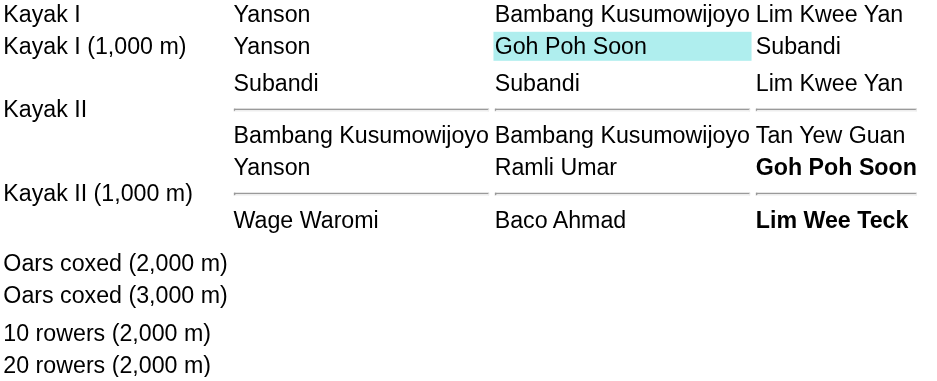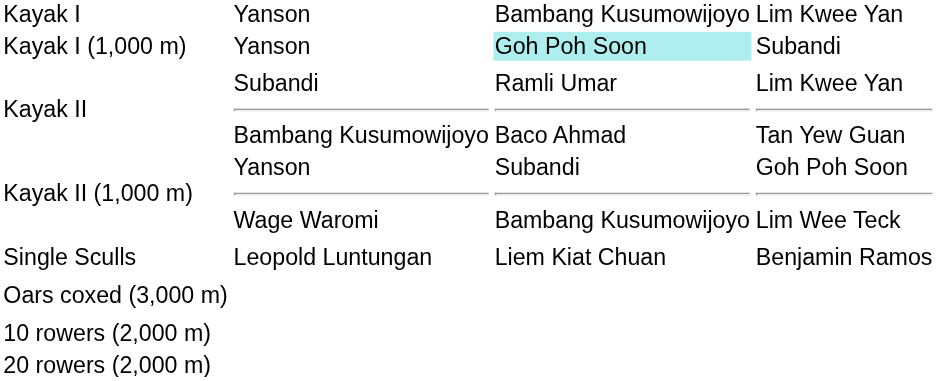(622, 109) Subandi Bambang Kusumowijoyo -> (622, 109) Ramli Umar Baco Ahmad
(622, 193) Ramli Umar Baco Ahmad -> (622, 193) Subandi Bambang Kusumowijoyo
(836, 193) bold -> (844, 193) normal
+ row: (70, 257)
- row: (116, 263)
